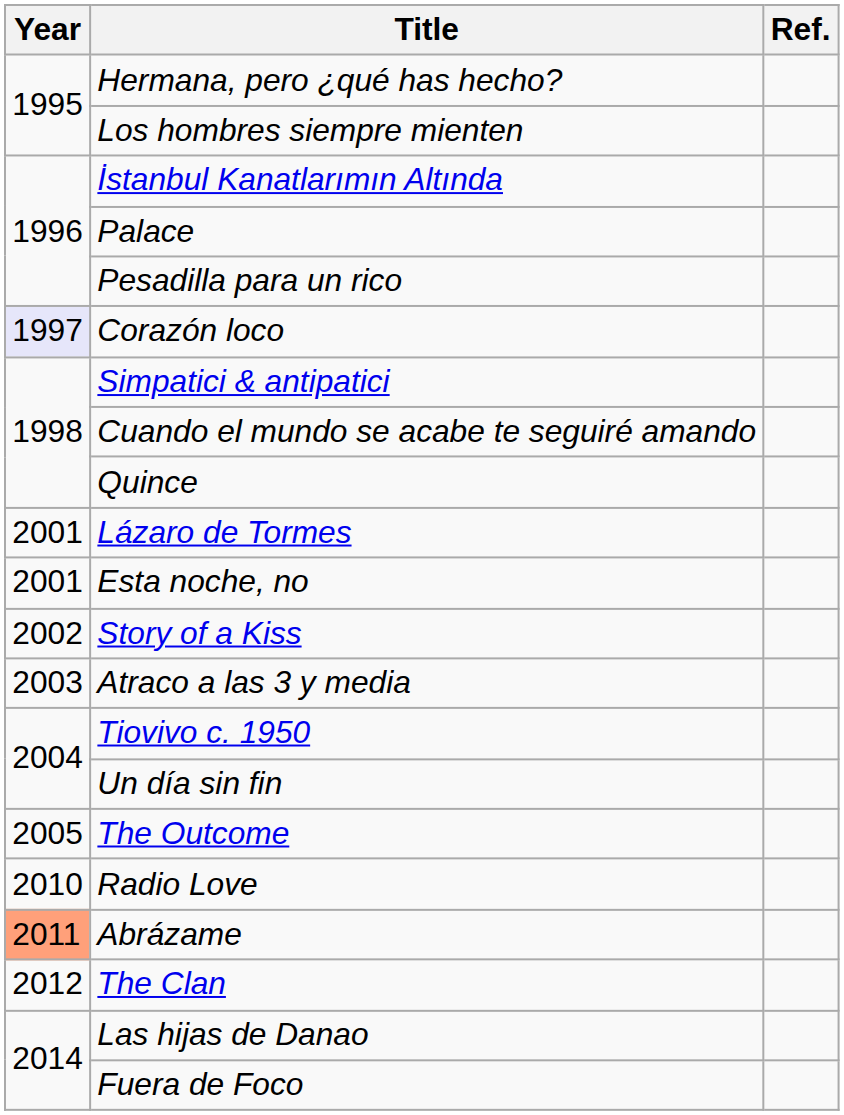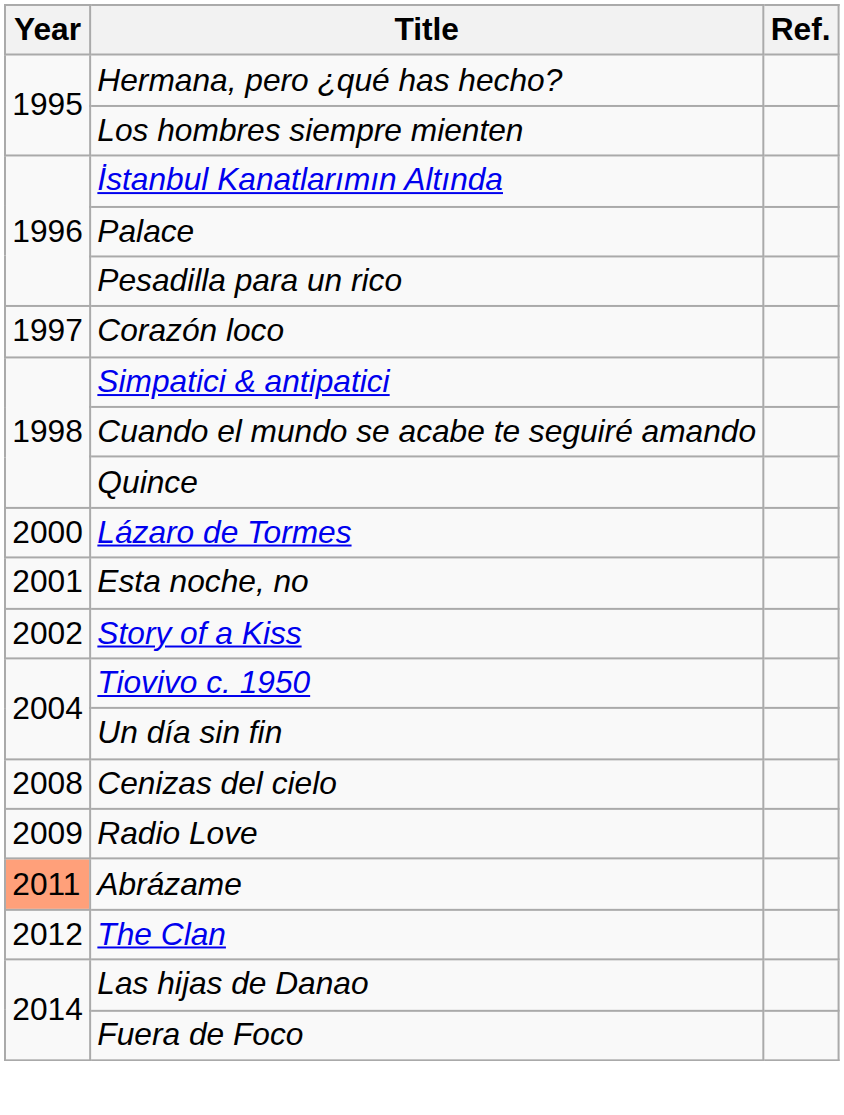(48, 331) lavender background -> (48, 331) no background
(48, 532) 2001 -> (48, 532) 2000
- row: (254, 682)
- row: (193, 833)
+ row: (217, 783)
(48, 883) 2010 -> (48, 833) 2009
